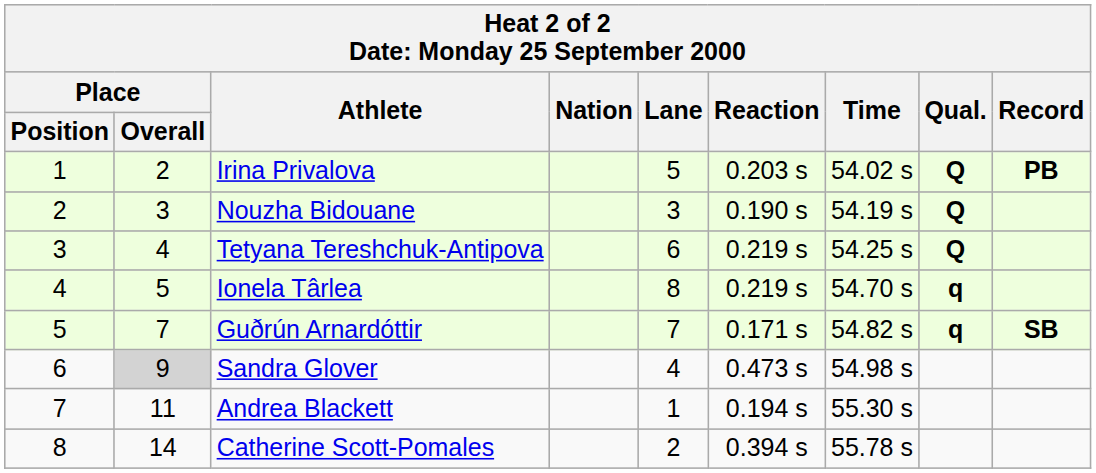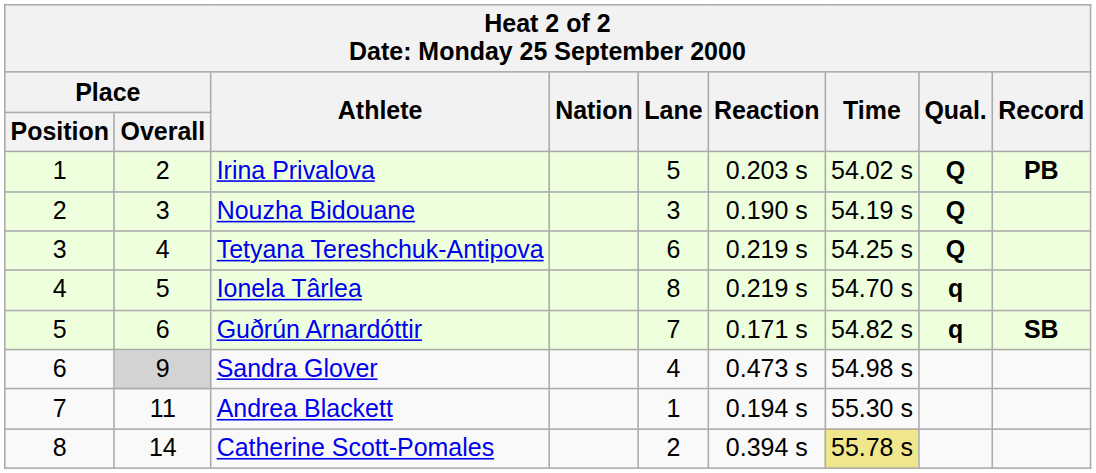(163, 329) 7 -> (163, 329) 6
(872, 448) no background -> (872, 448) khaki background
